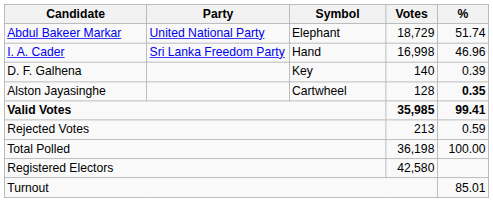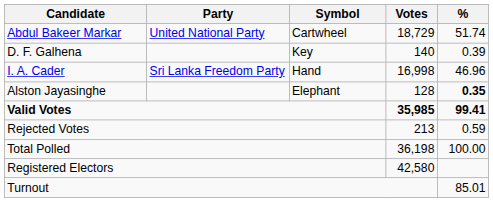(316, 33) Elephant -> (319, 33) Cartwheel
rows swapped: (36, 52) <-> (44, 71)
(319, 91) Cartwheel -> (316, 91) Elephant
